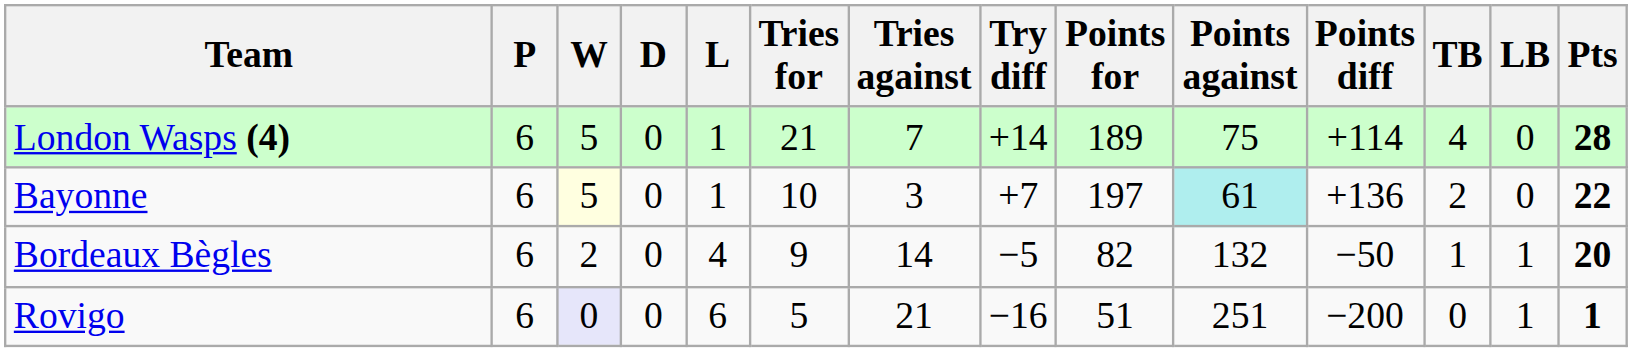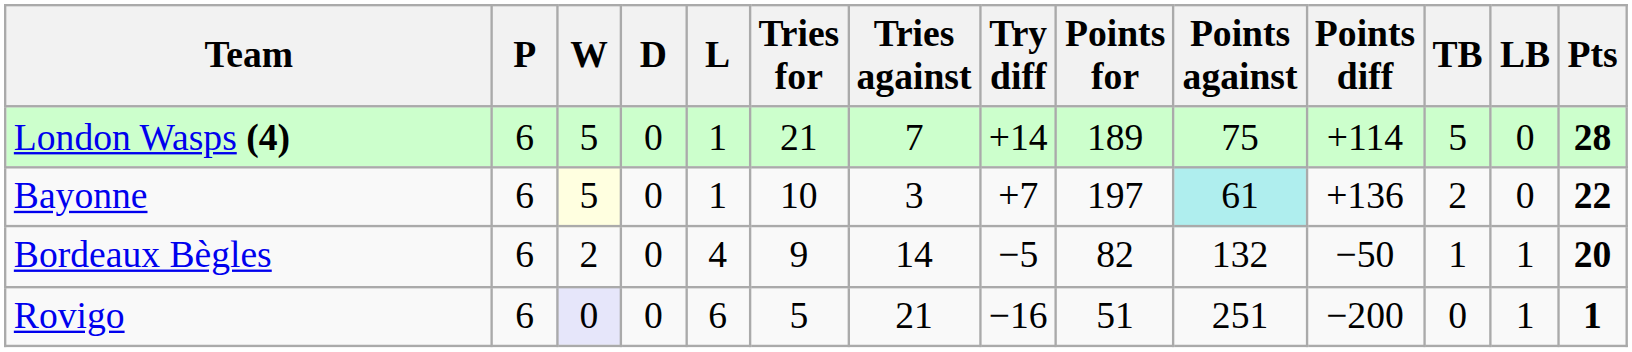(1458, 136) 4 -> (1458, 136) 5
